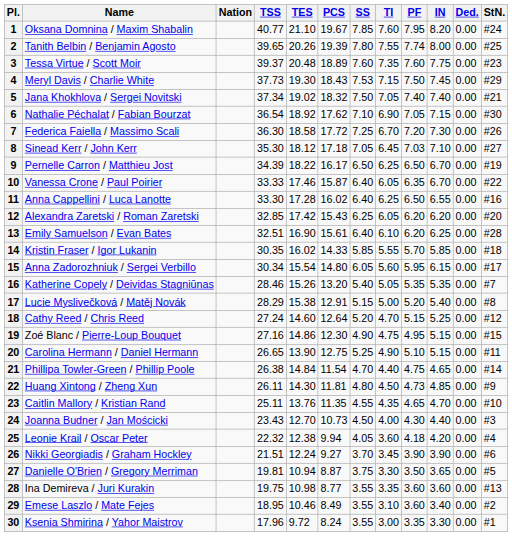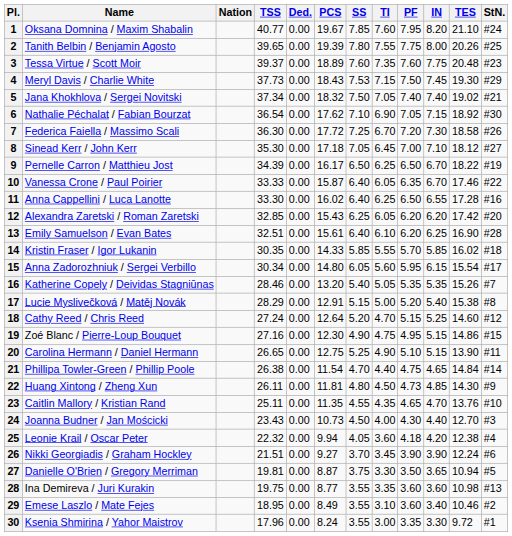columns swapped: (302, 13) <-> (467, 13)
(414, 47) 7.74 -> (411, 47) 7.75
(414, 149) 7.03 -> (411, 149) 7.00
